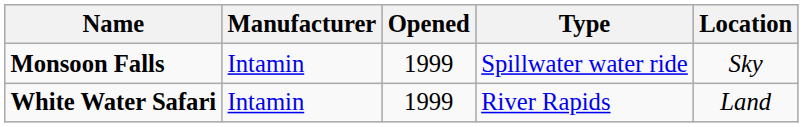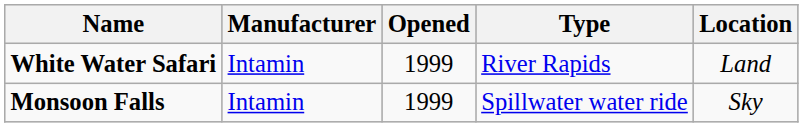rows swapped: (87, 63) <-> (113, 102)
